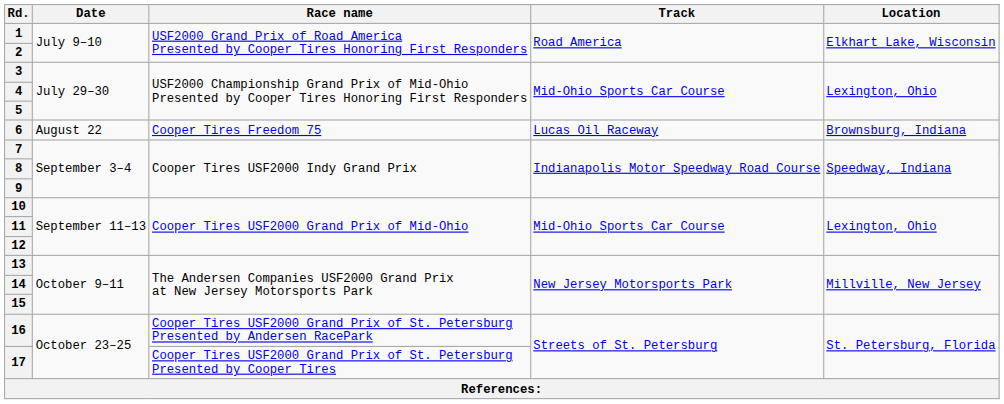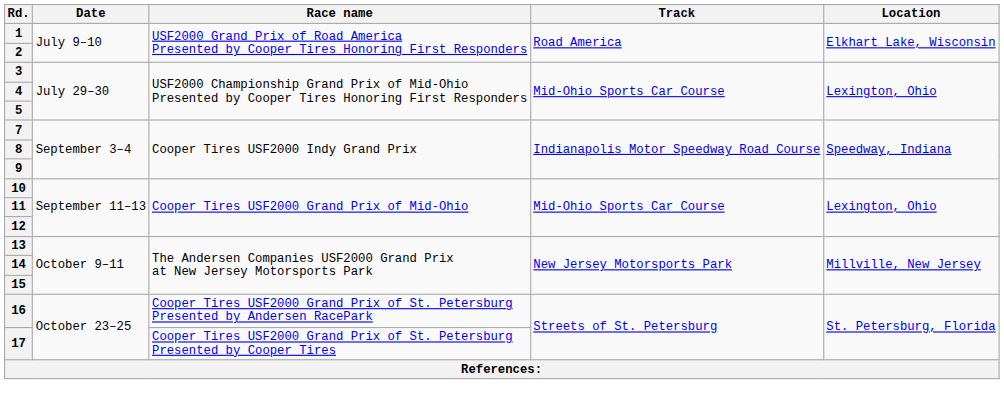- row: (19, 130)
